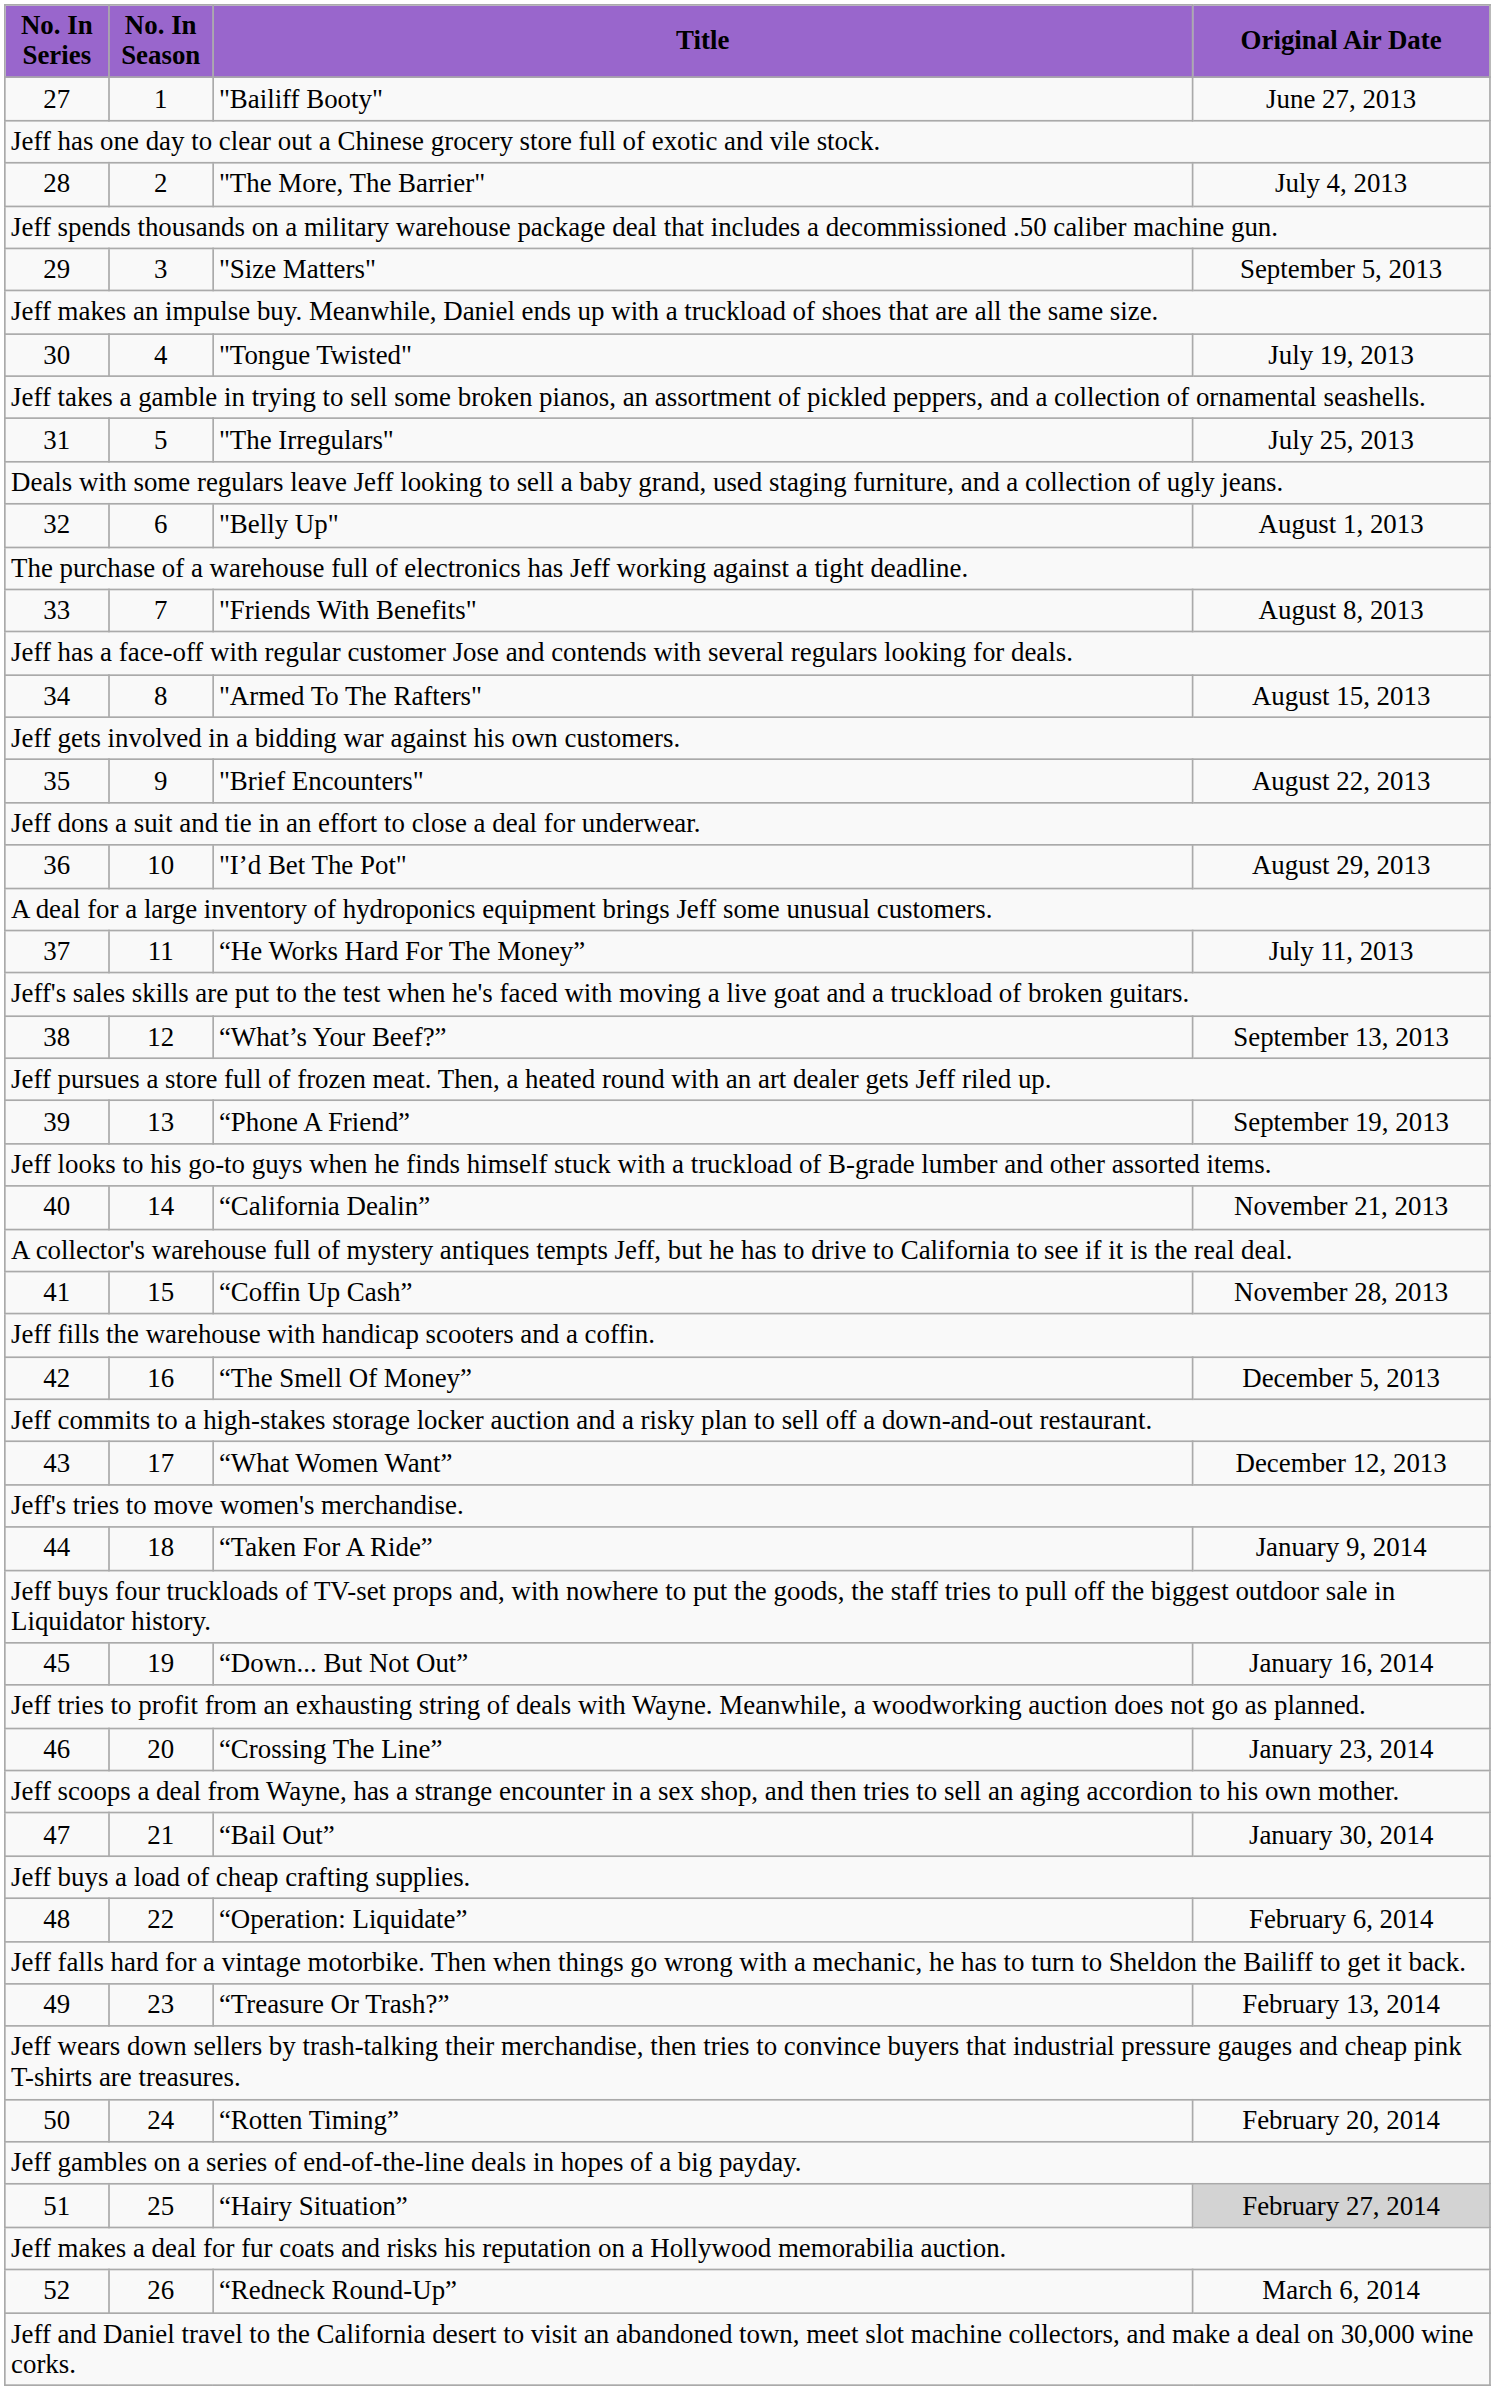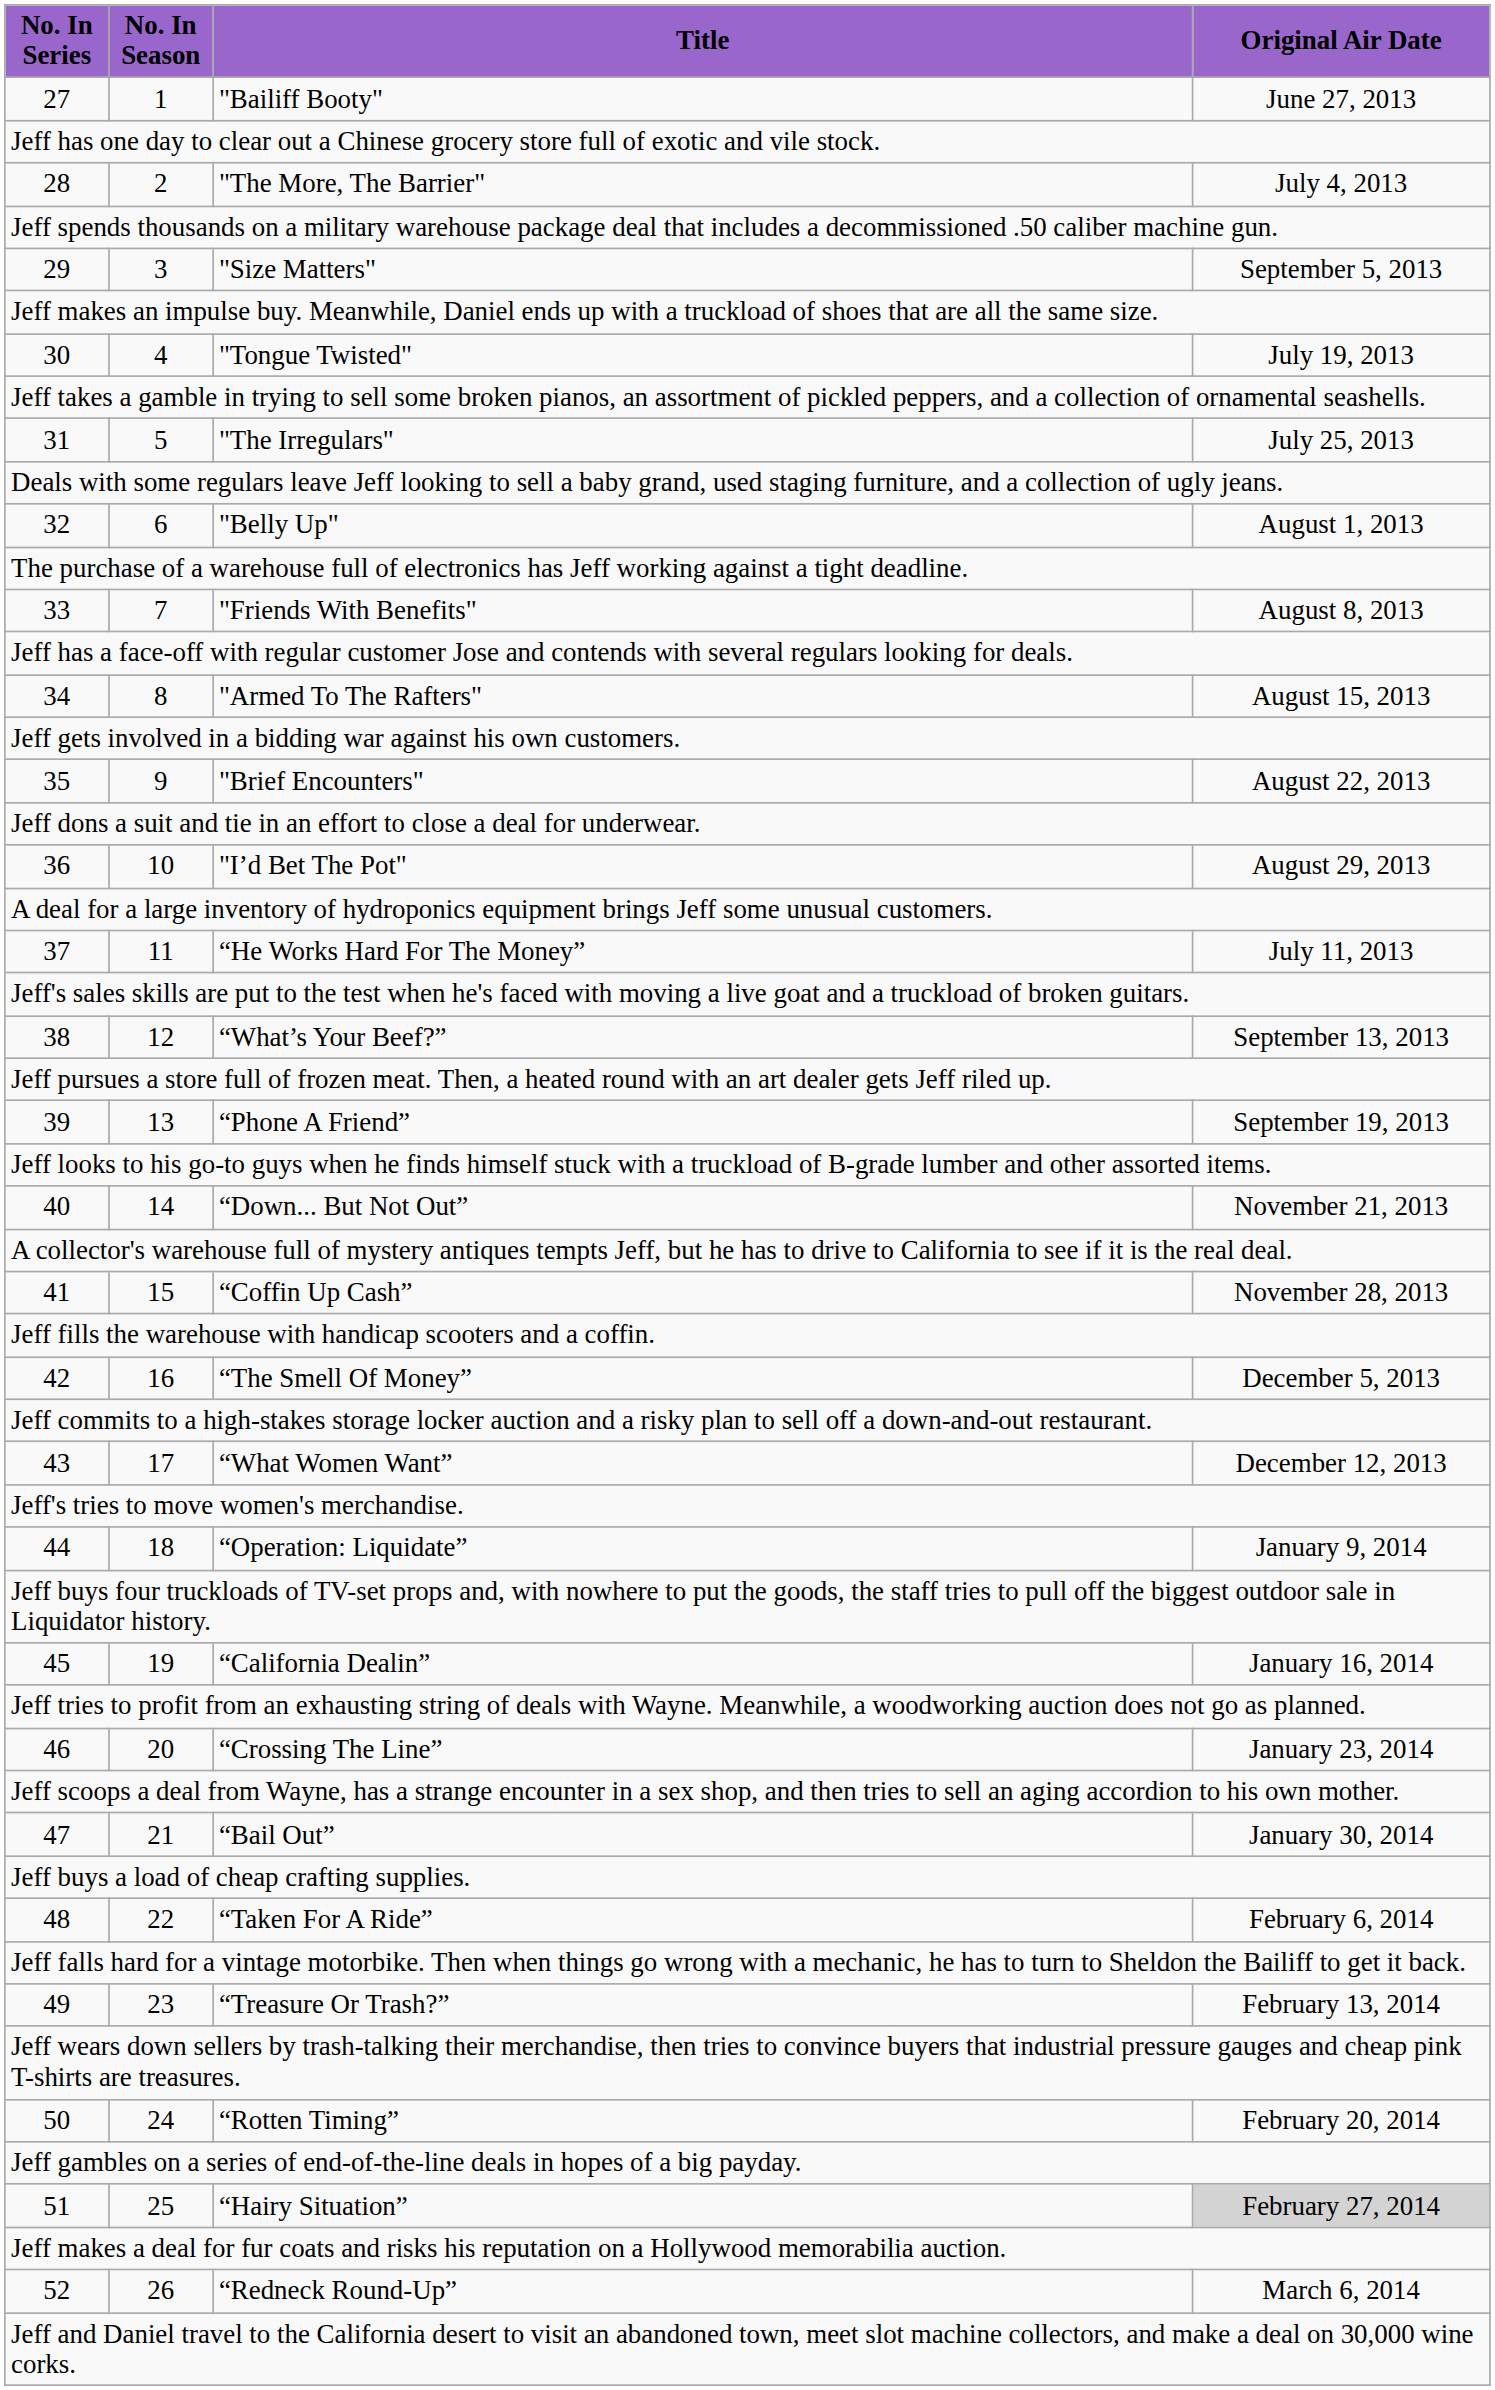(324, 1207) “California Dealin” -> (344, 1207) “Down... But Not Out”
(326, 1548) “Taken For A Ride” -> (343, 1548) “Operation: Liquidate”
(344, 1663) “Down... But Not Out” -> (324, 1663) “California Dealin”
(343, 1919) “Operation: Liquidate” -> (326, 1919) “Taken For A Ride”
